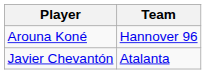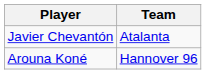rows swapped: (60, 58) <-> (47, 36)
